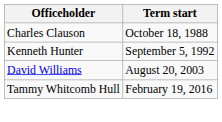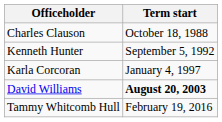+ row: (44, 70)
(165, 70) normal -> (166, 88) bold
